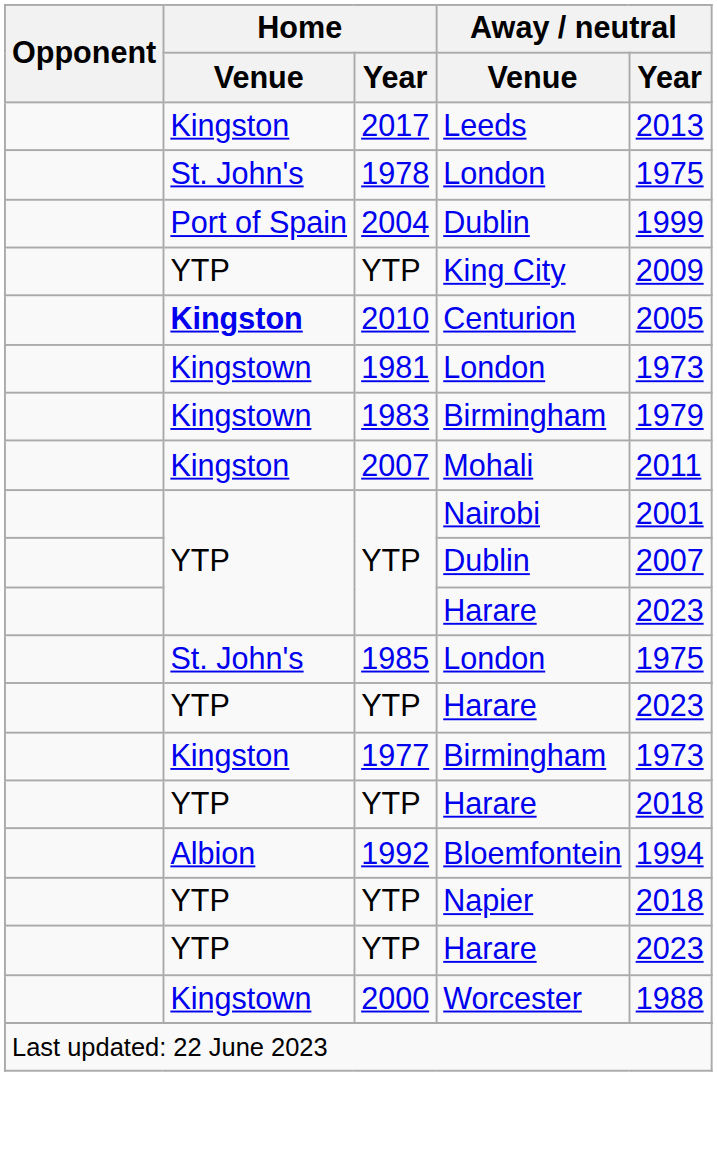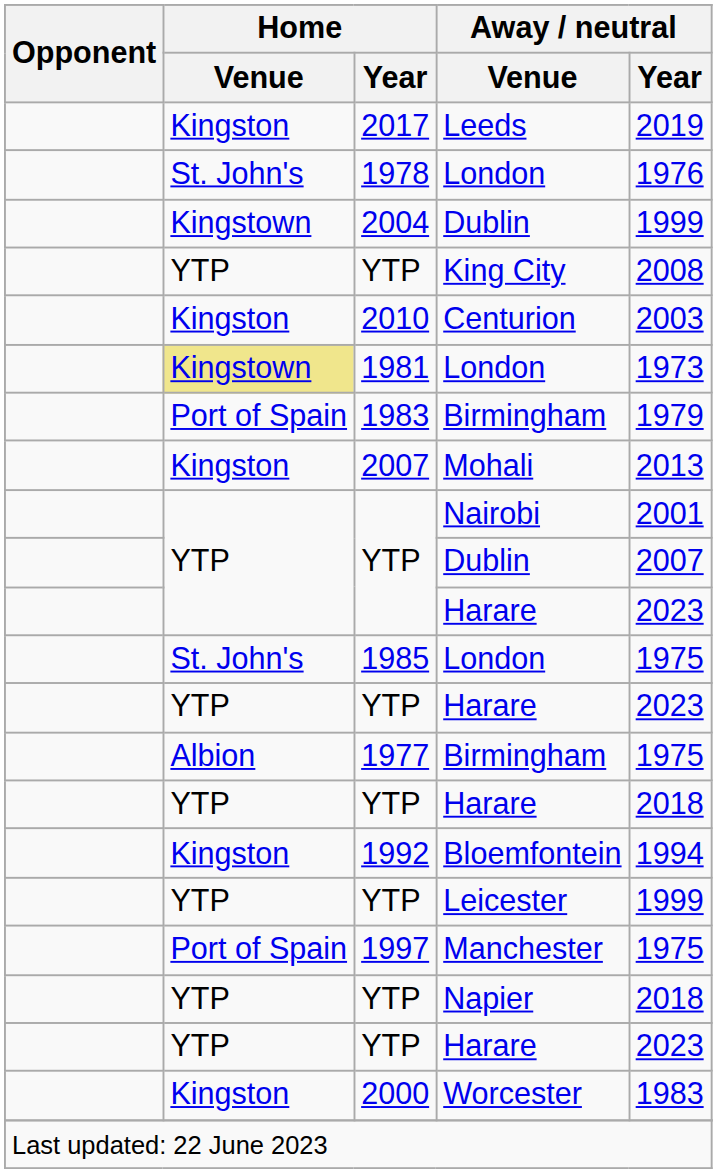(670, 125) 2013 -> (670, 125) 2019
(670, 174) 1975 -> (670, 174) 1976
(259, 222) Port of Spain -> (241, 222) Kingstown
(670, 271) 2009 -> (670, 271) 2008
(237, 319) bold -> (230, 319) normal
(670, 319) 2005 -> (670, 319) 2003
(241, 367) no background -> (241, 367) khaki background
(241, 416) Kingstown -> (259, 416) Port of Spain
(669, 464) 2011 -> (670, 464) 2013
(230, 755) Kingston -> (213, 755) Albion
(670, 755) 1973 -> (670, 755) 1975
(213, 852) Albion -> (230, 852) Kingston
+ row: (391, 901)
+ row: (395, 949)
(241, 998) Kingstown -> (230, 1094) Kingston
(670, 998) 1988 -> (670, 1094) 1983
